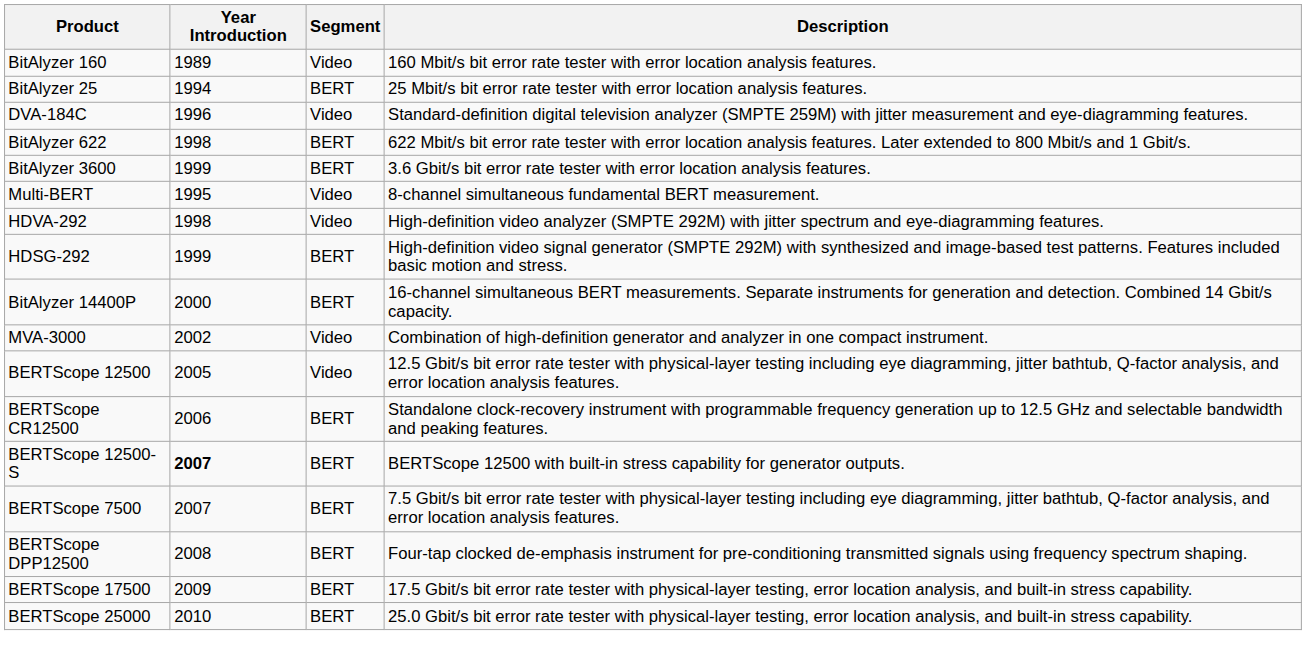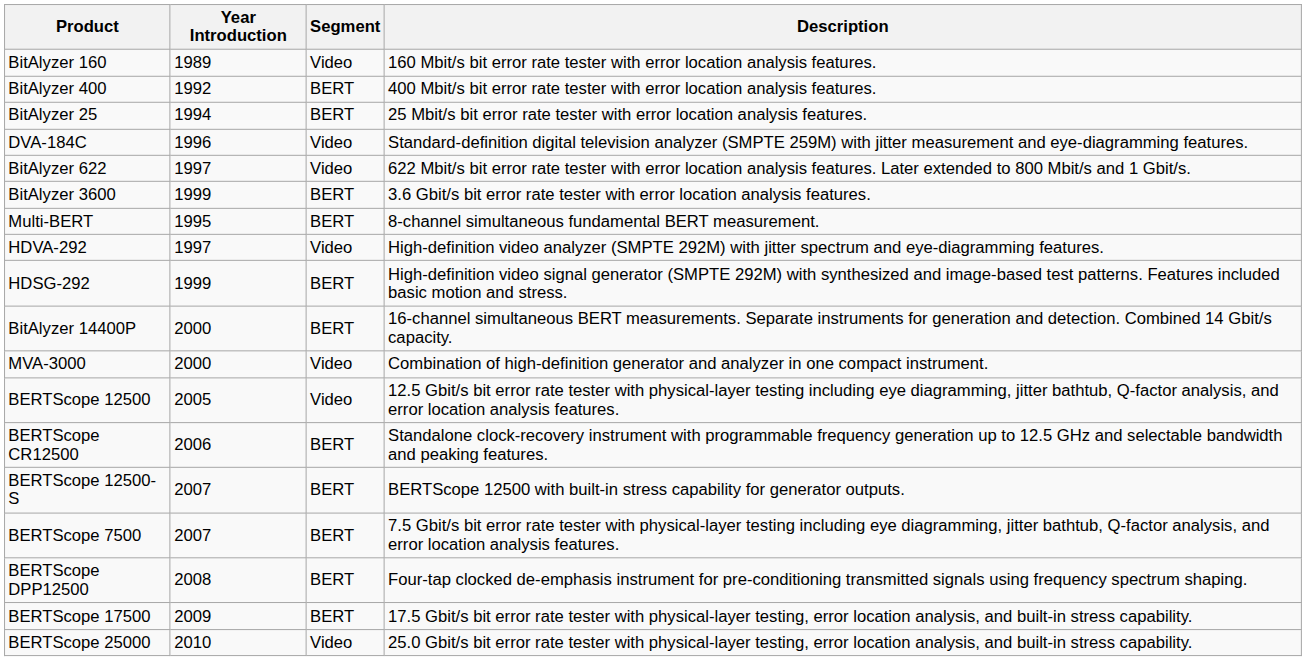+ row: (57, 89)
(193, 141) 1998 -> (193, 168) 1997
(332, 141) BERT -> (331, 168) Video
(331, 194) Video -> (332, 221) BERT
(193, 221) 1998 -> (193, 247) 1997
(193, 337) 2002 -> (193, 364) 2000
(193, 463) bold -> (193, 490) normal
(332, 616) BERT -> (331, 642) Video
